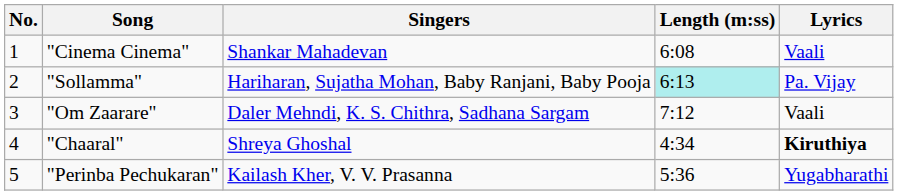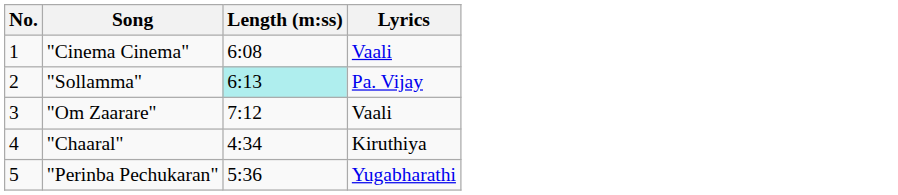- column: (439, 19)
(825, 143) bold -> (389, 143) normal
